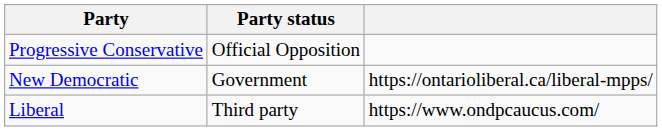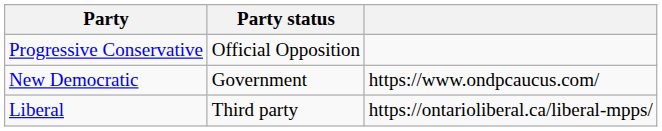(511, 79) https://ontarioliberal.ca/liberal-mpps/ -> (484, 79) https://www.ondpcaucus.com/
(484, 110) https://www.ondpcaucus.com/ -> (511, 110) https://ontarioliberal.ca/liberal-mpps/
